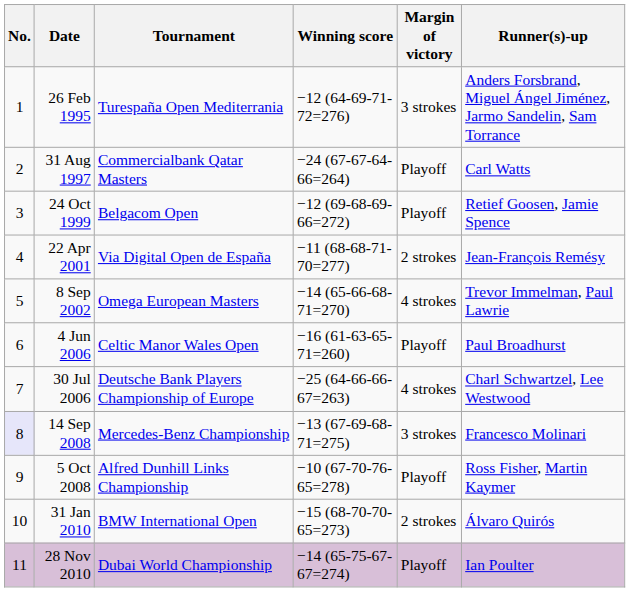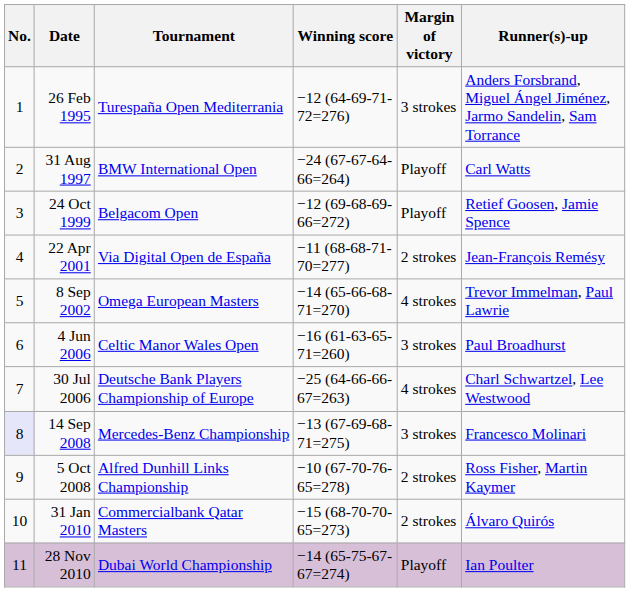(170, 169) Commercialbank Qatar Masters -> (177, 169) BMW International Open
(423, 345) Playoff -> (429, 345) 3 strokes
(423, 477) Playoff -> (429, 477) 2 strokes
(177, 520) BMW International Open -> (170, 520) Commercialbank Qatar Masters
